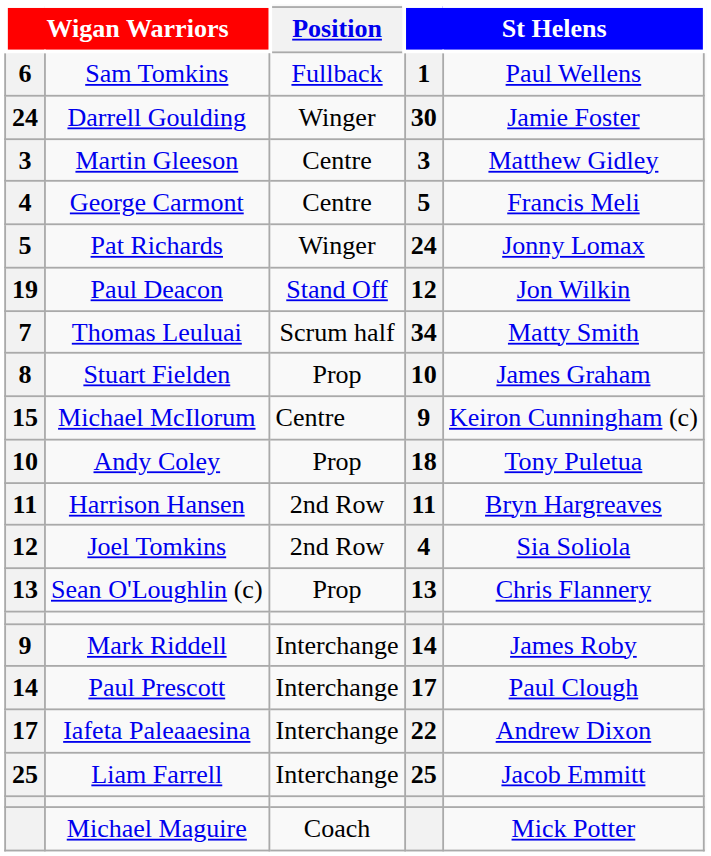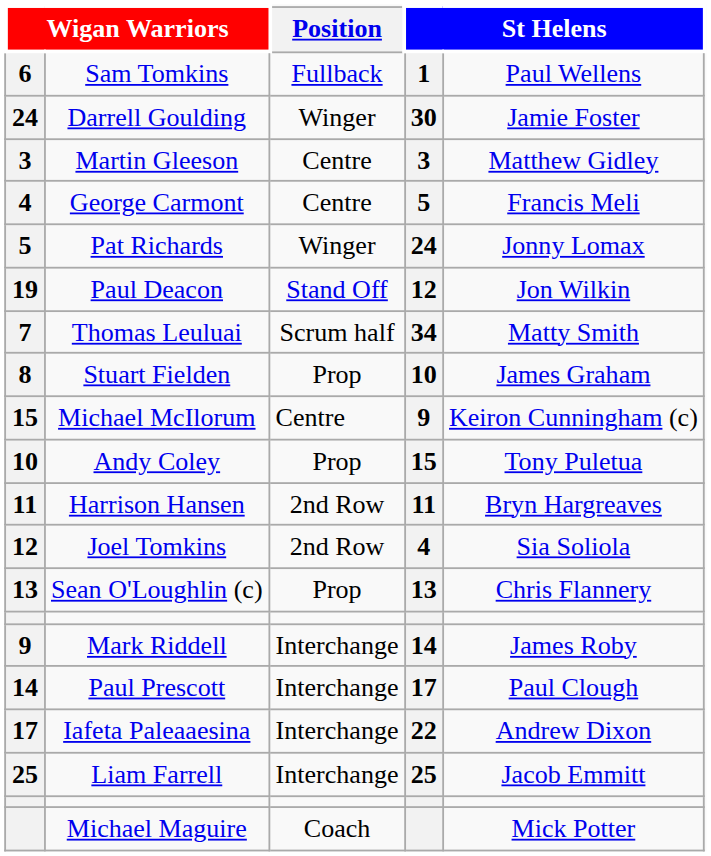(424, 460) 18 -> (424, 460) 15
